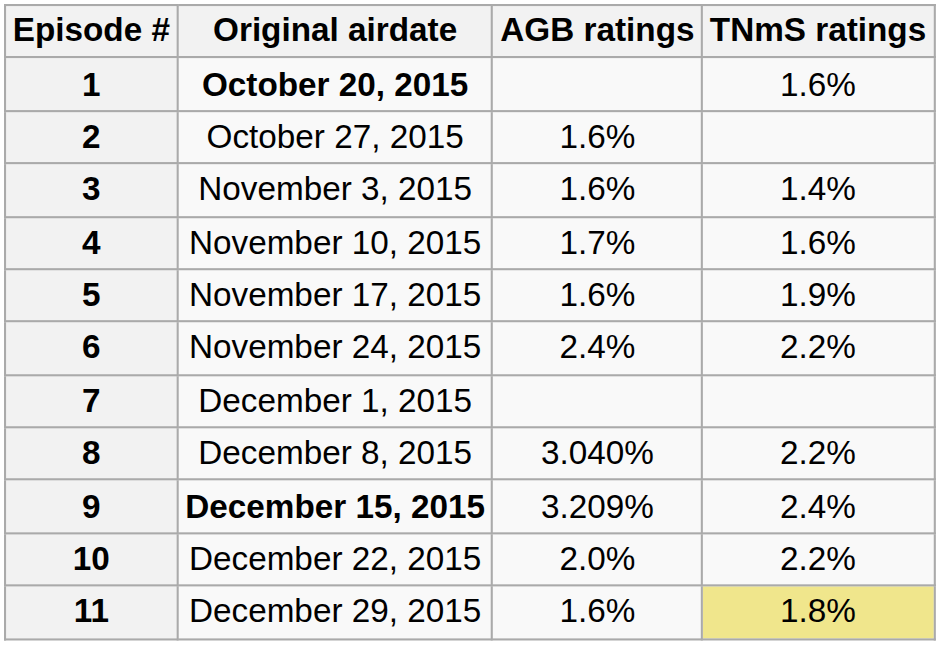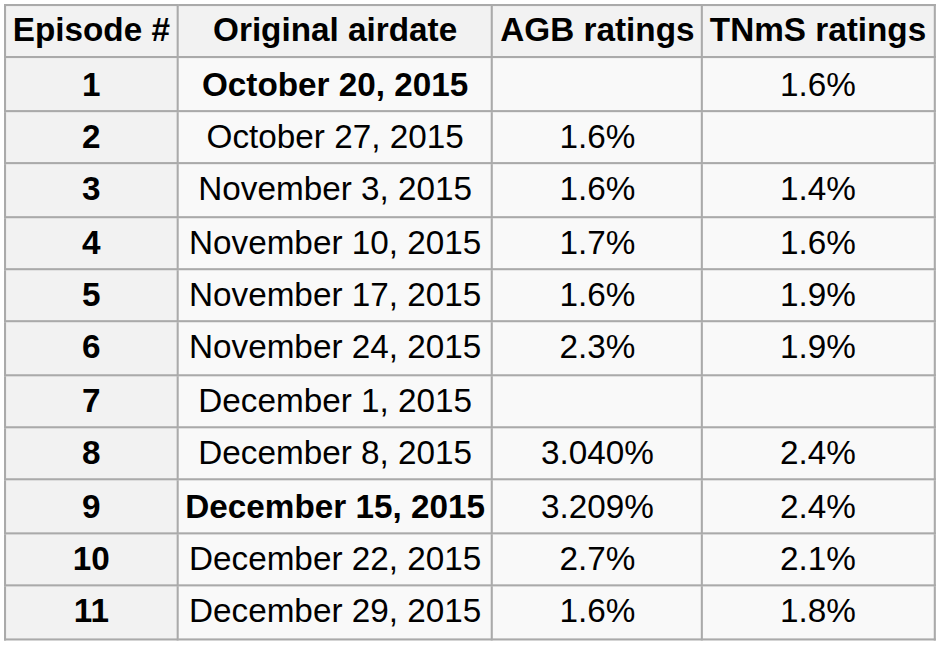(597, 347) 2.4% -> (597, 347) 2.3%
(818, 347) 2.2% -> (818, 347) 1.9%
(818, 453) 2.2% -> (818, 453) 2.4%
(597, 558) 2.0% -> (597, 558) 2.7%
(818, 558) 2.2% -> (818, 558) 2.1%
(818, 611) khaki background -> (818, 611) no background
